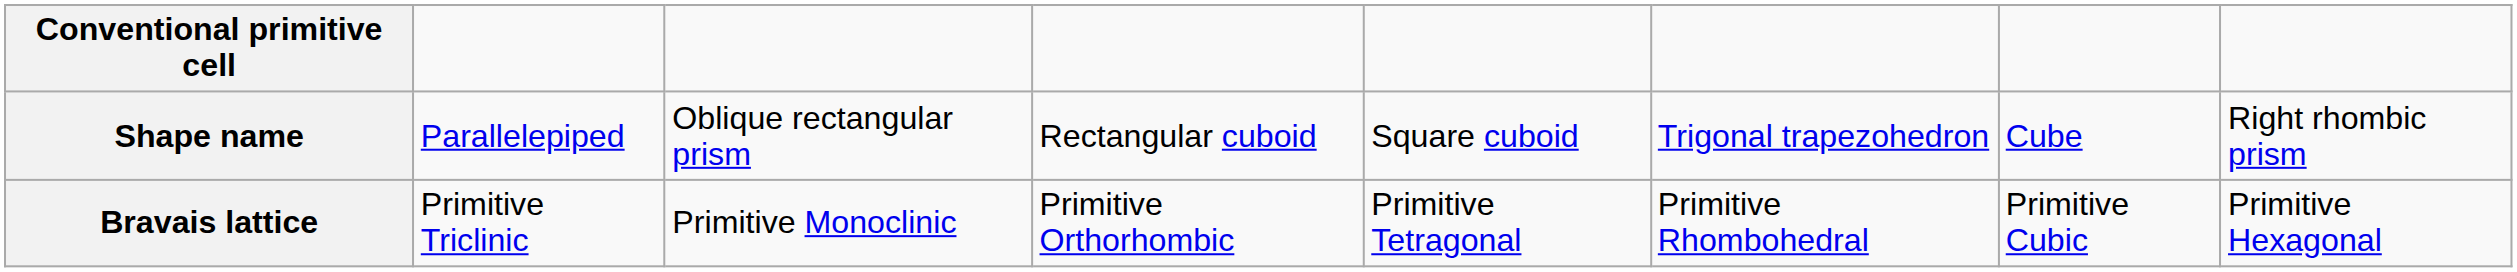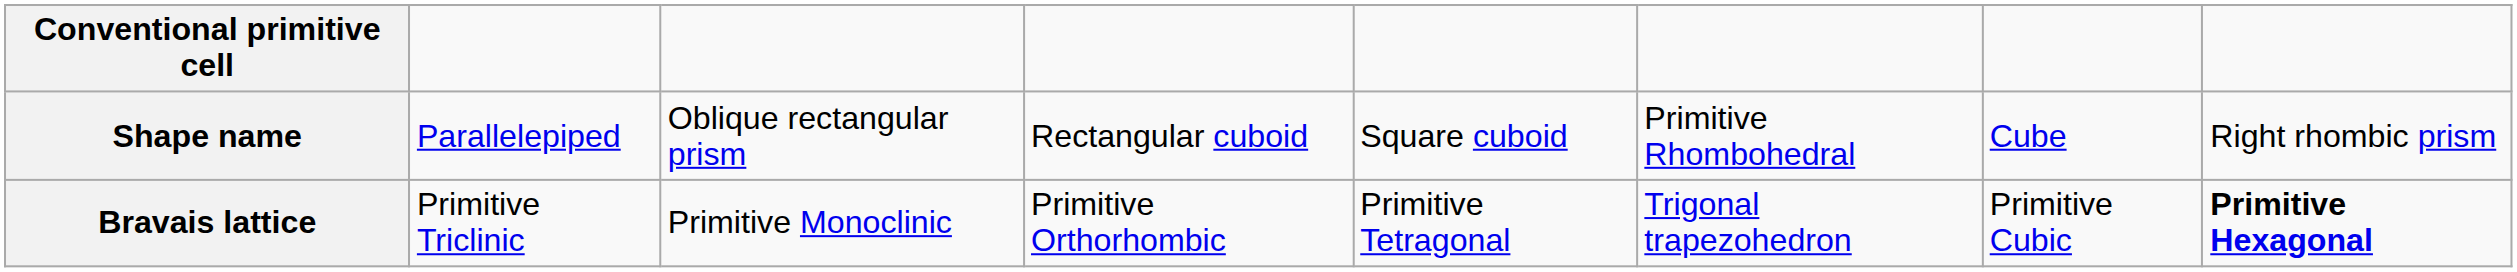(1824, 135) Trigonal trapezohedron -> (1750, 135) Primitive Rhombohedral
(1763, 222) Primitive Rhombohedral -> (1748, 222) Trigonal trapezohedron
(2305, 222) normal -> (2292, 222) bold
